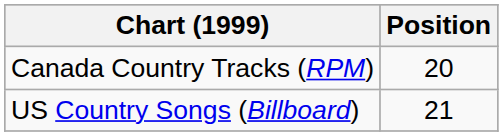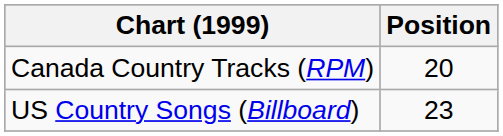(439, 109) 21 -> (439, 109) 23
